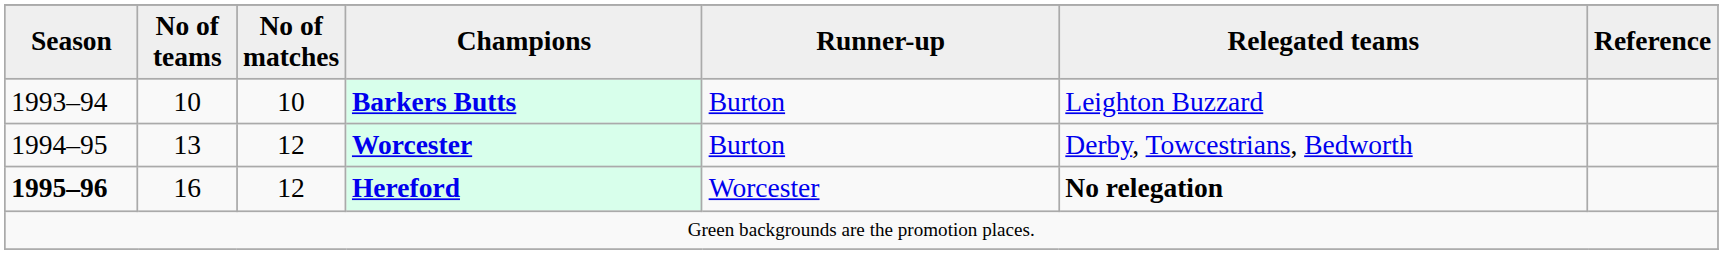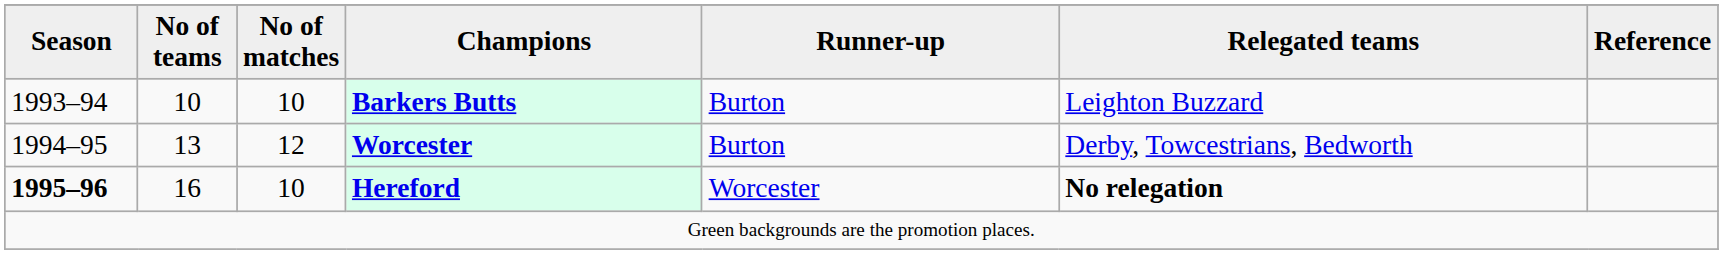(291, 188) 12 -> (291, 188) 10
